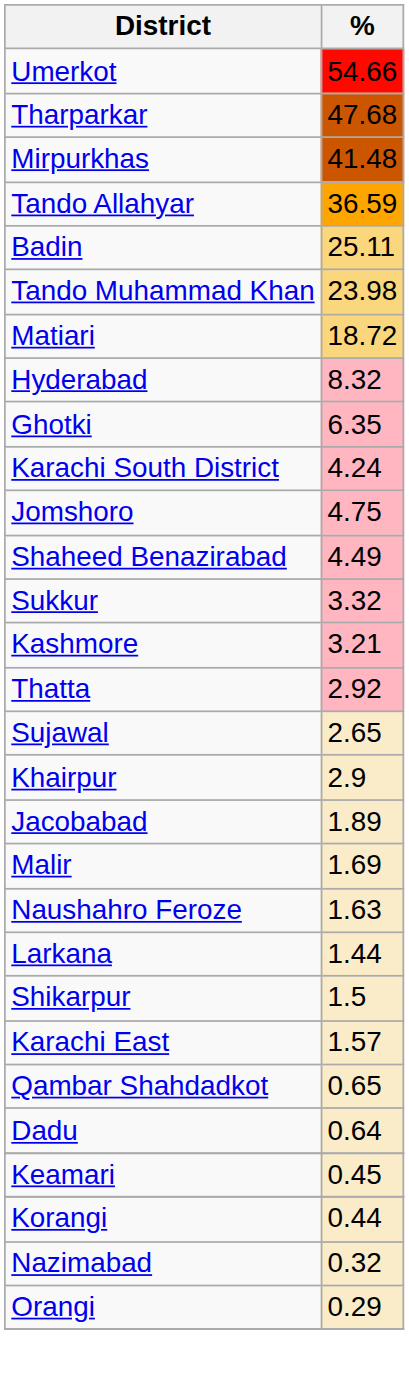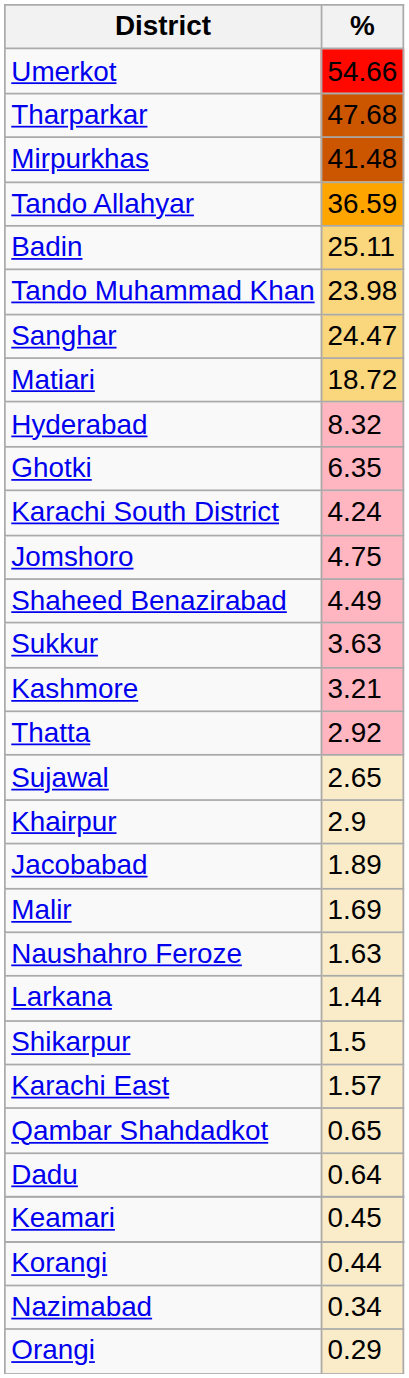+ row: (64, 335)
(355, 600) 3.32 -> (355, 644) 3.63
(355, 1262) 0.32 -> (355, 1306) 0.34
